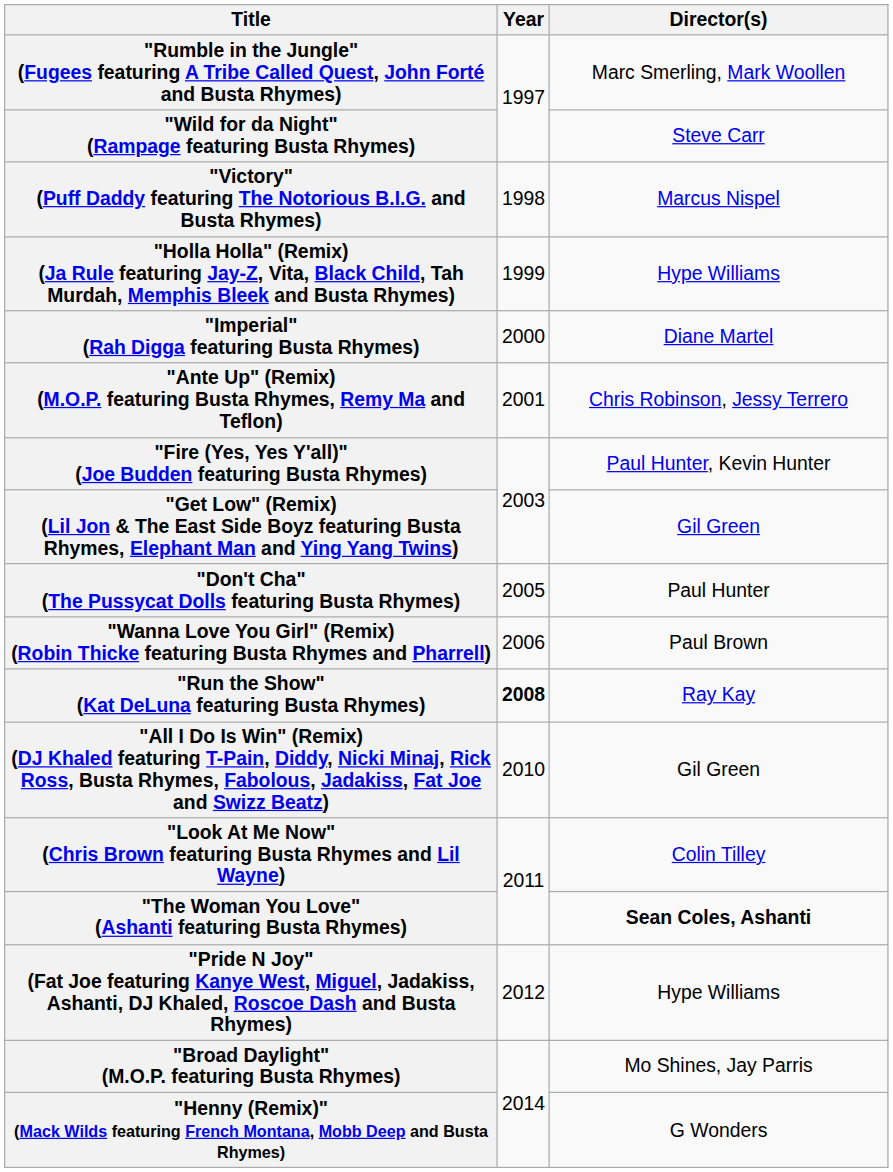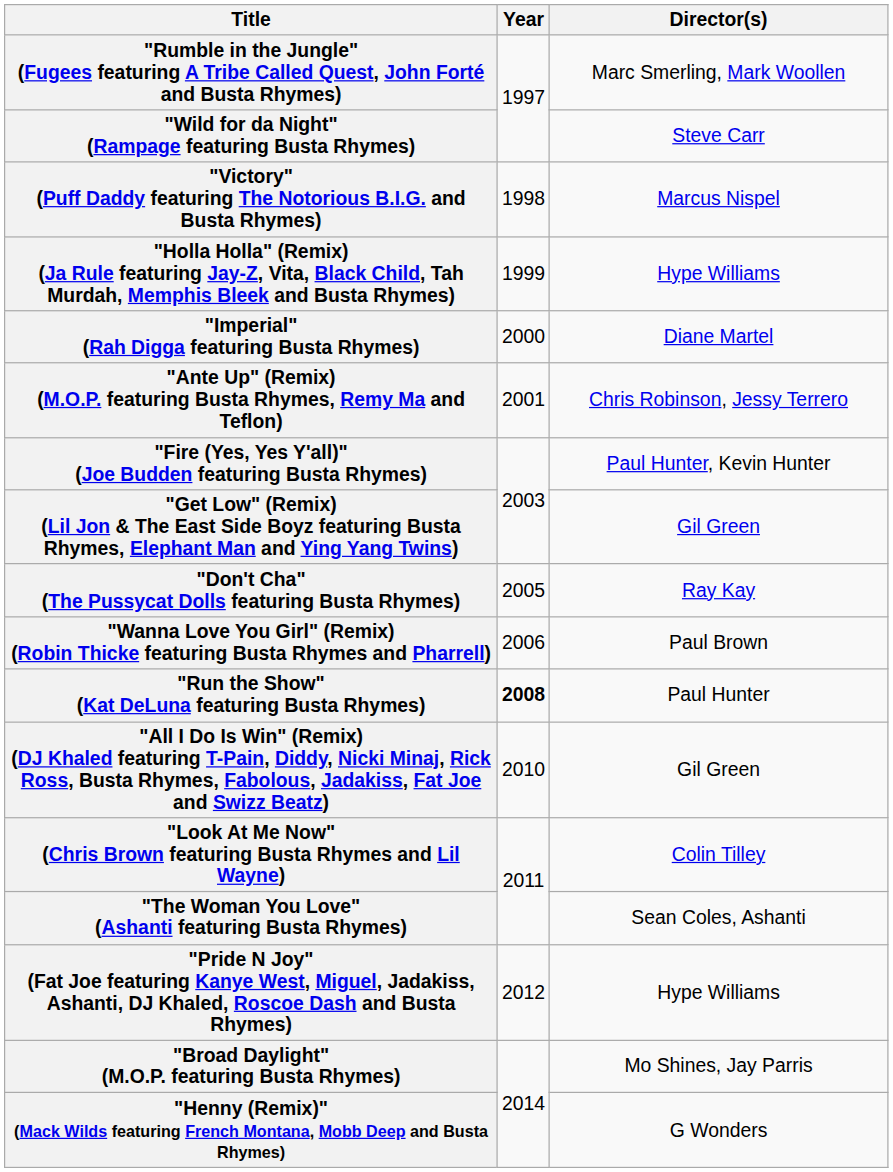(719, 590) Paul Hunter -> (719, 590) Ray Kay
(719, 695) Ray Kay -> (719, 695) Paul Hunter
(719, 917) bold -> (719, 917) normal
